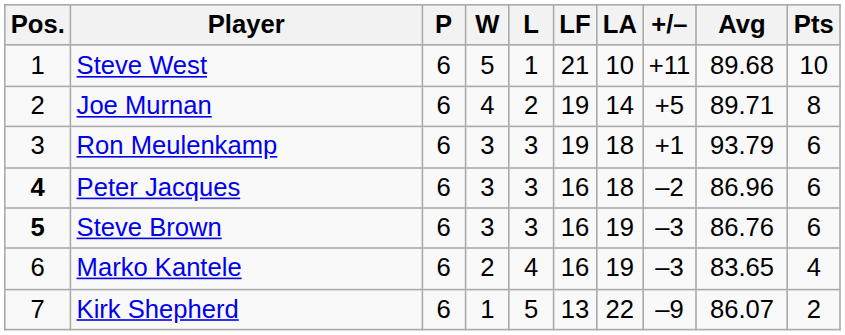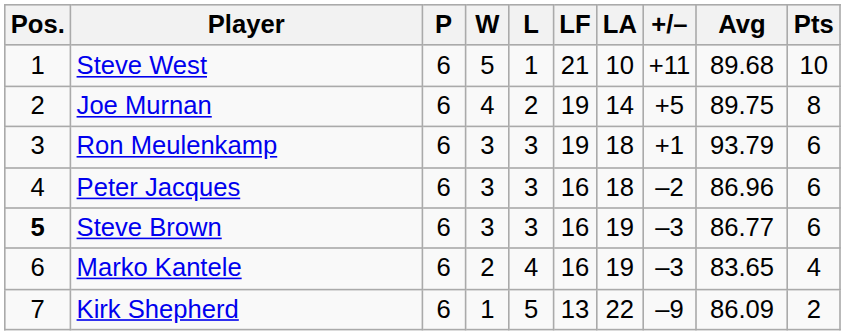(742, 106) 89.71 -> (742, 106) 89.75
(38, 187) bold -> (38, 187) normal
(742, 227) 86.76 -> (742, 227) 86.77
(742, 308) 86.07 -> (742, 308) 86.09
